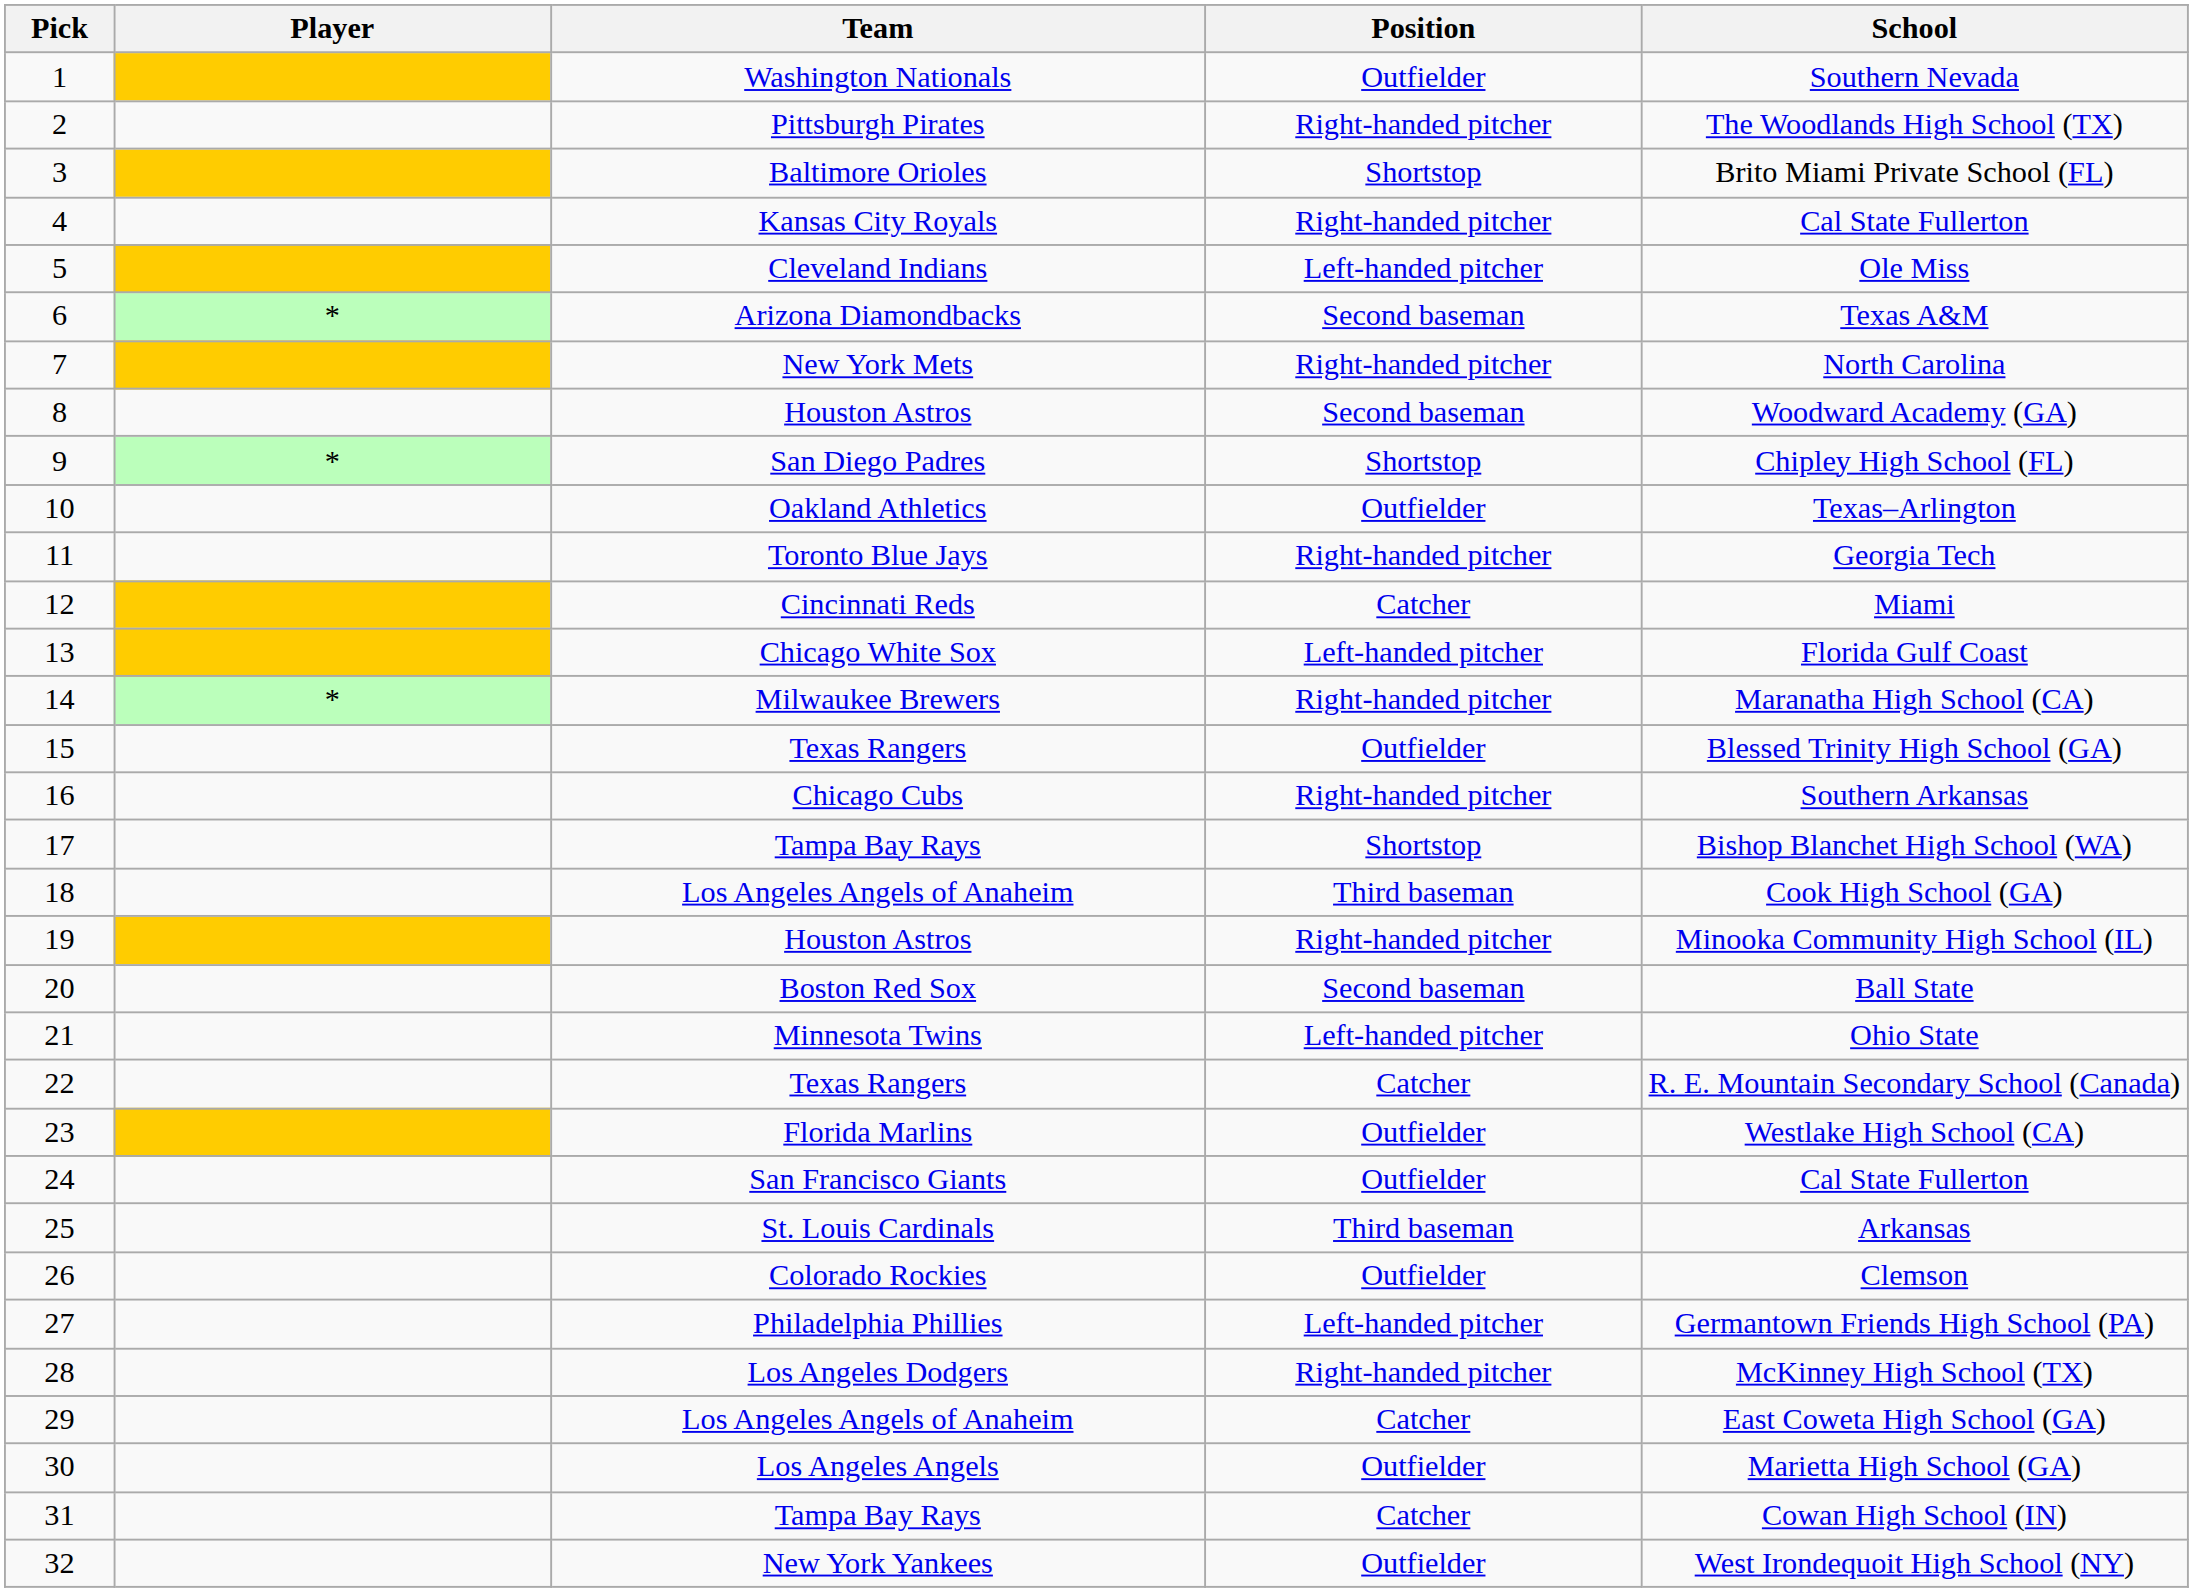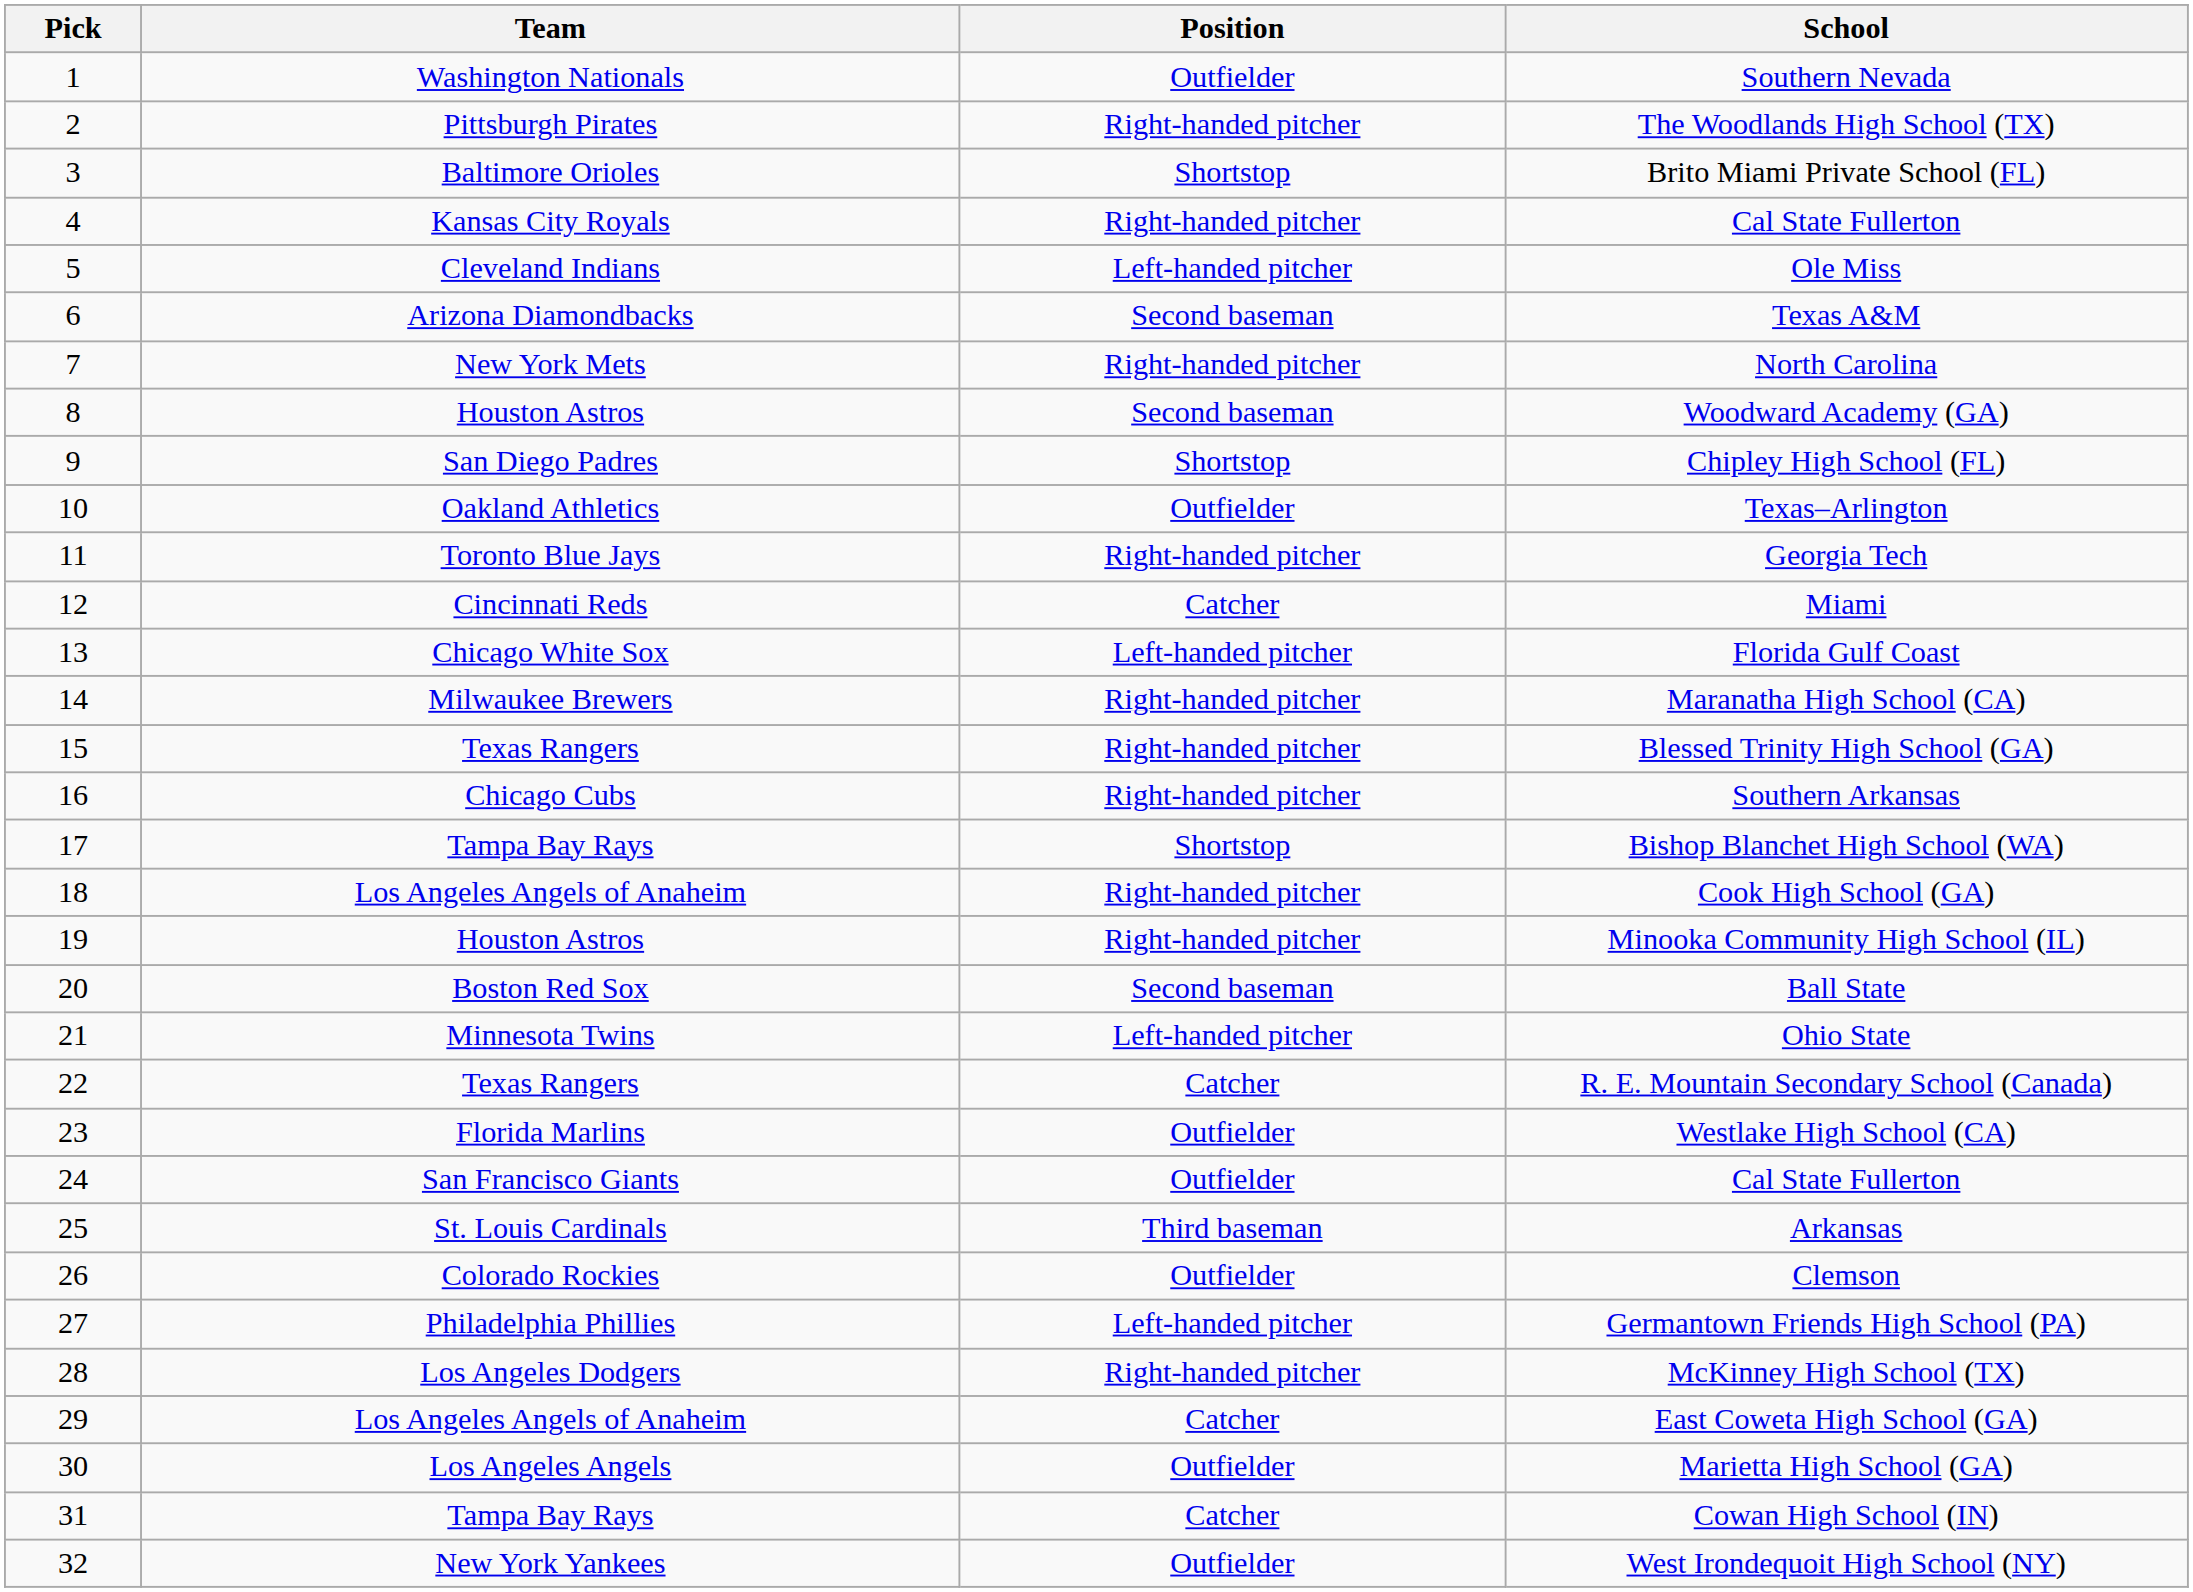- column: (332, 28)
(1423, 747) Outfielder -> (1232, 747) Right-handed pitcher
(1423, 891) Third baseman -> (1232, 891) Right-handed pitcher
